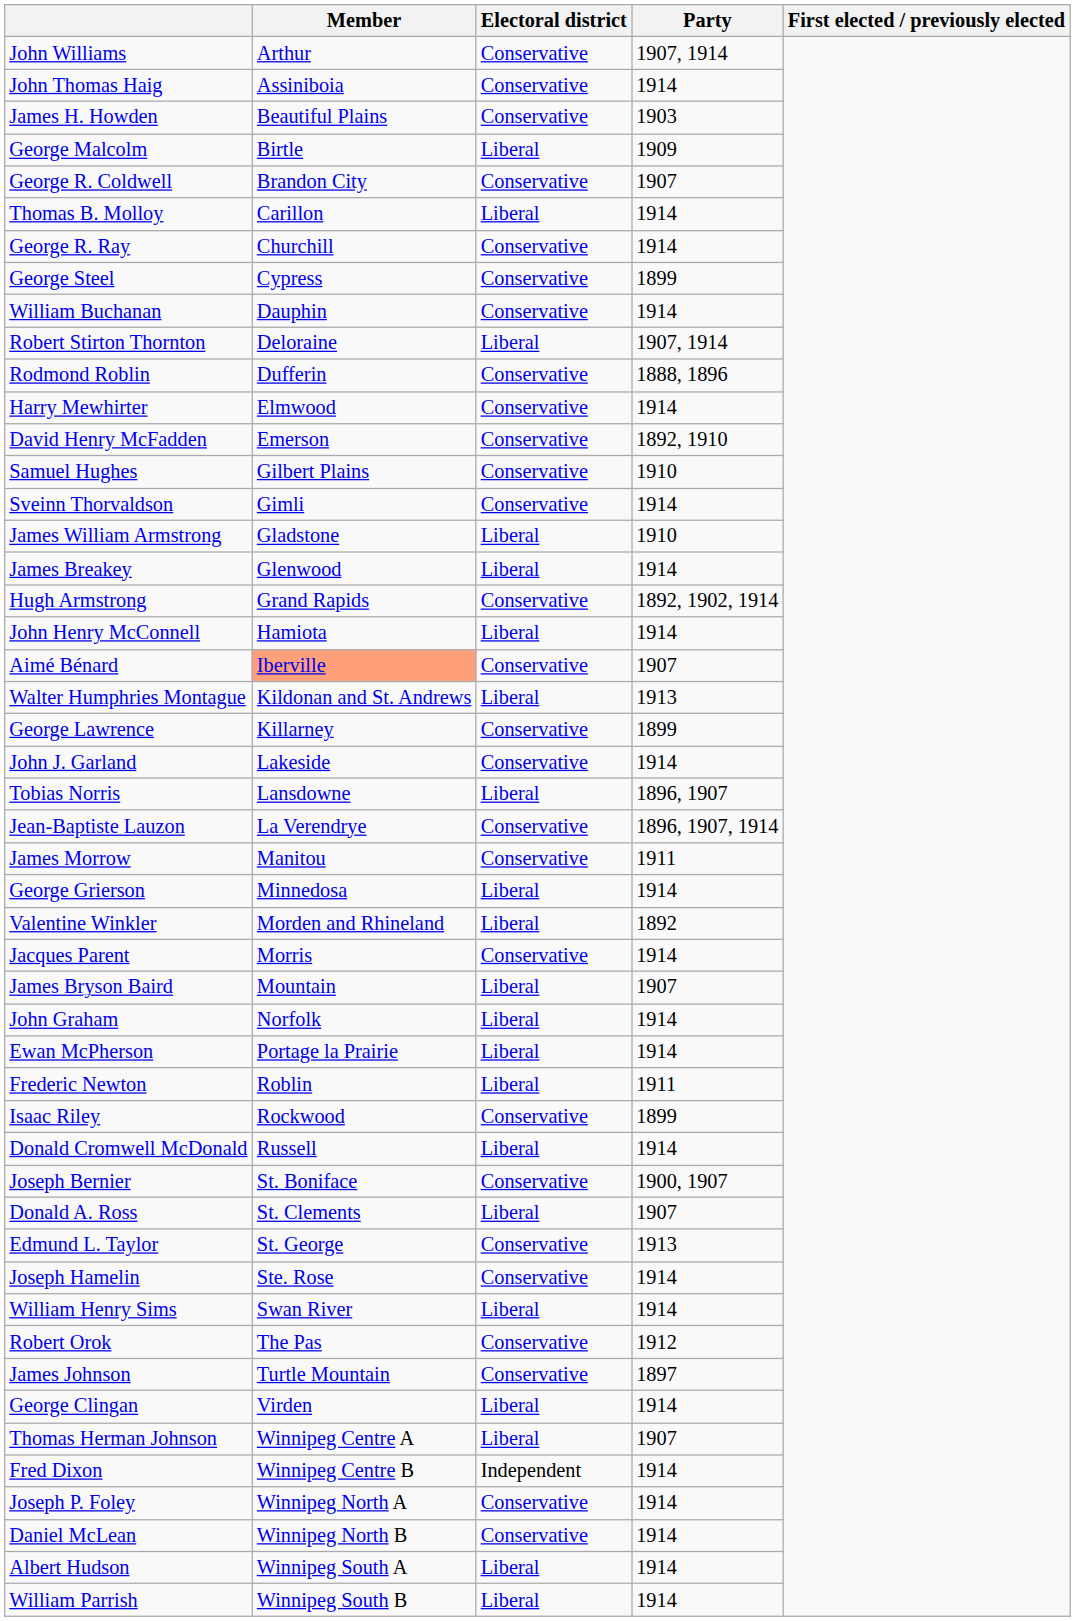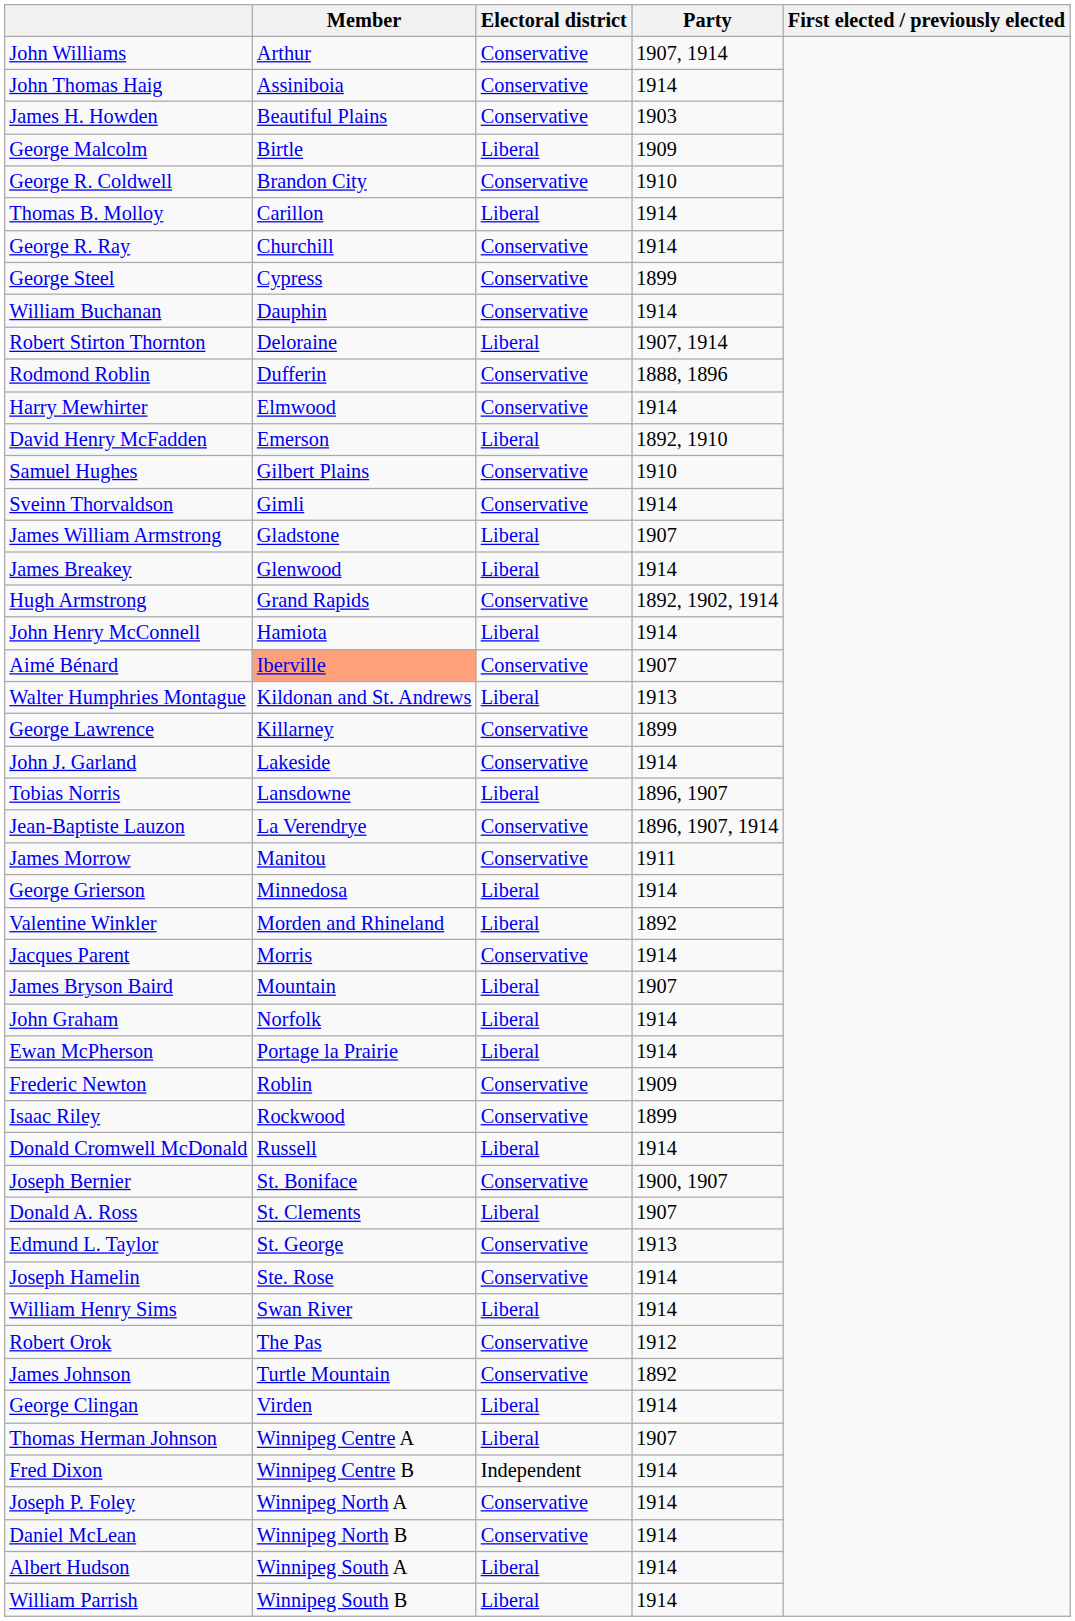(657, 181) 1907 -> (657, 181) 1910
(534, 439) Conservative -> (510, 439) Liberal
(657, 536) 1910 -> (657, 536) 1907
(510, 1084) Liberal -> (534, 1084) Conservative
(656, 1084) 1911 -> (657, 1084) 1909
(657, 1374) 1897 -> (657, 1374) 1892
